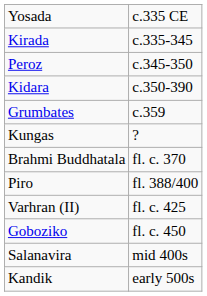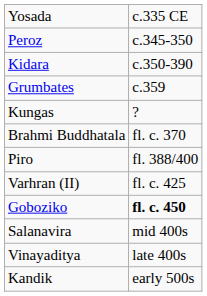- row: (28, 40)
(159, 231) normal -> (159, 207) bold
+ row: (44, 254)
